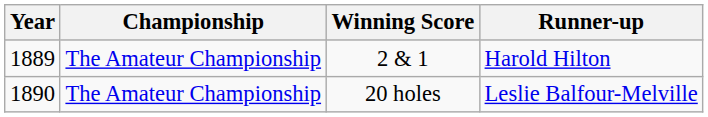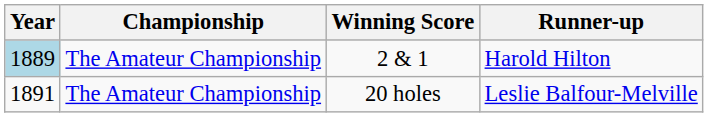(32, 58) no background -> (32, 58) lightblue background
(32, 93) 1890 -> (32, 93) 1891
